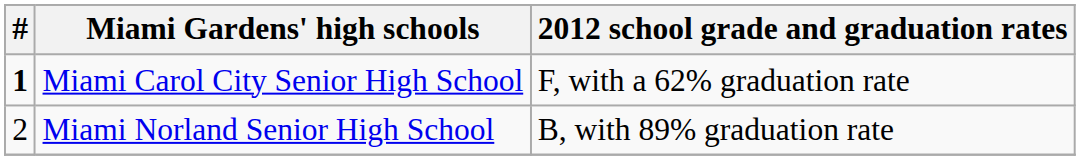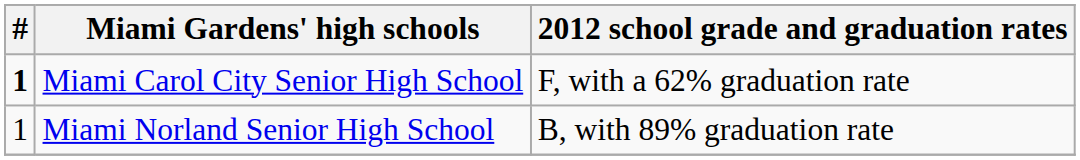(20, 129) 2 -> (20, 129) 1
